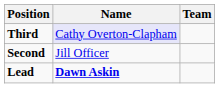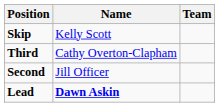+ row: (19, 33)
(116, 33) lavender background -> (116, 53) no background
